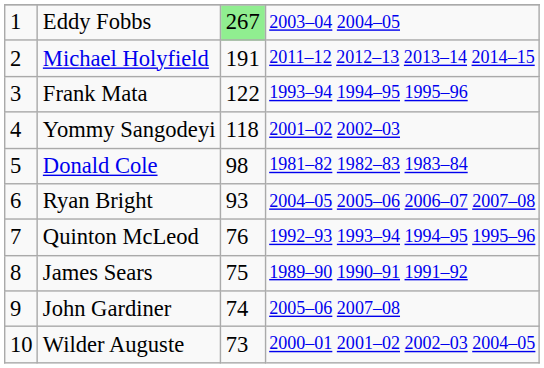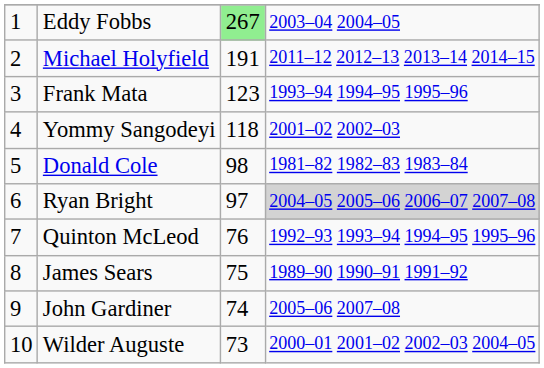(243, 93) 122 -> (243, 93) 123
(237, 201) 93 -> (237, 201) 97
(402, 201) no background -> (402, 201) lightgrey background
